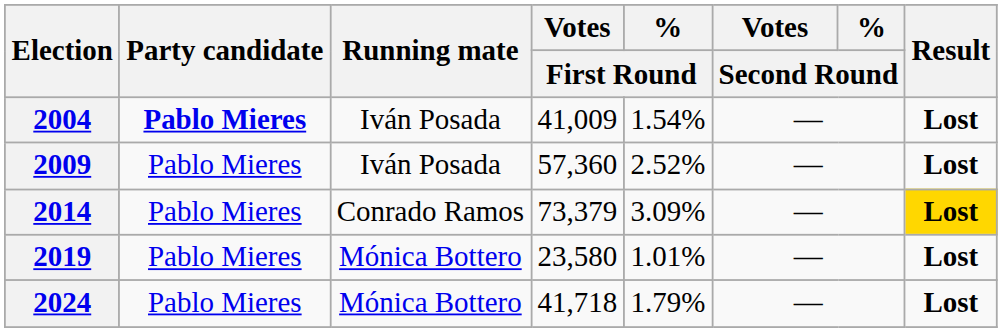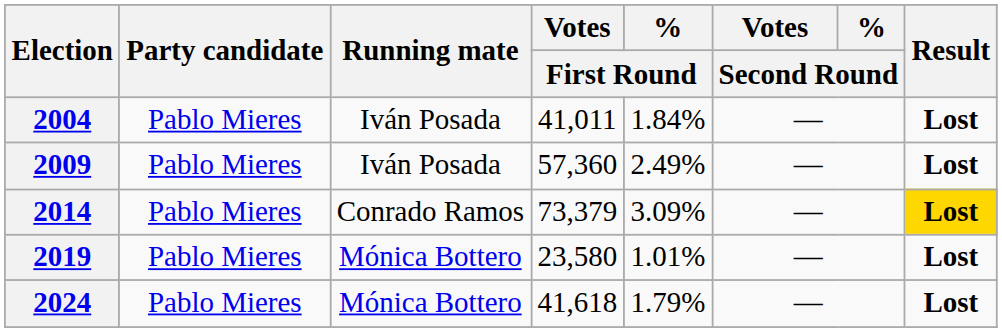(225, 119) bold -> (225, 119) normal
(577, 119) 41,009 -> (577, 119) 41,011
(668, 119) 1.54% -> (668, 119) 1.84%
(668, 165) 2.52% -> (668, 165) 2.49%
(577, 303) 41,718 -> (577, 303) 41,618
